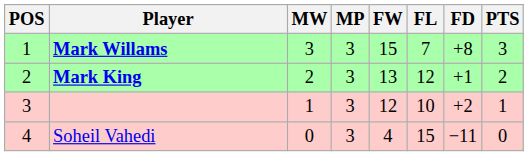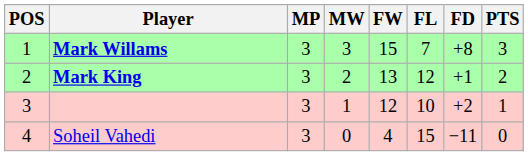columns swapped: (350, 19) <-> (309, 19)
